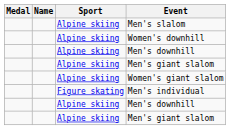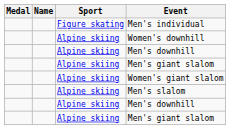rows swapped: (88, 24) <-> (91, 91)
